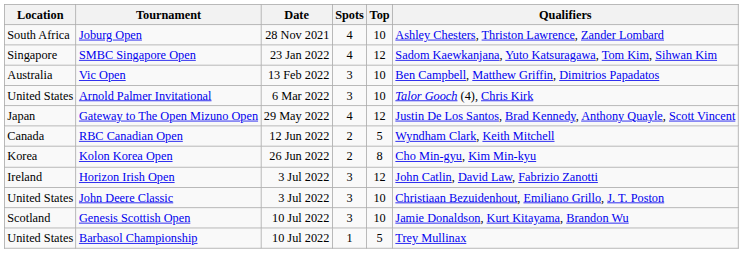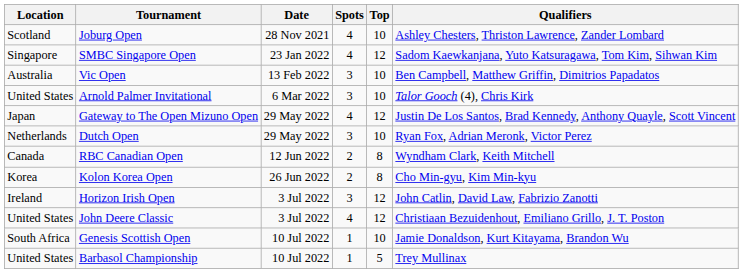(39, 35) South Africa -> (29, 35) Scotland
+ row: (109, 136)
(380, 136) 5 -> (380, 156) 8
(349, 197) 3 -> (349, 217) 4
(380, 197) 10 -> (380, 217) 12
(29, 217) Scotland -> (39, 238) South Africa
(349, 217) 3 -> (349, 238) 1
